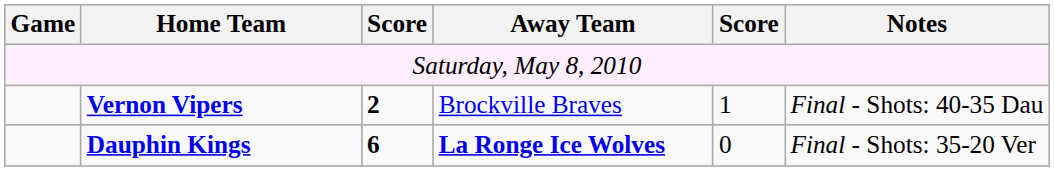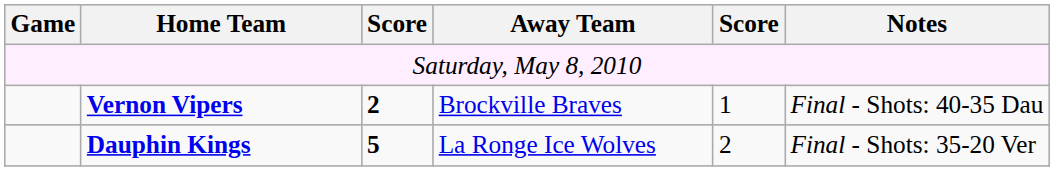(373, 144) 6 -> (373, 144) 5
(552, 144) bold -> (547, 144) normal
(725, 144) 0 -> (725, 144) 2
